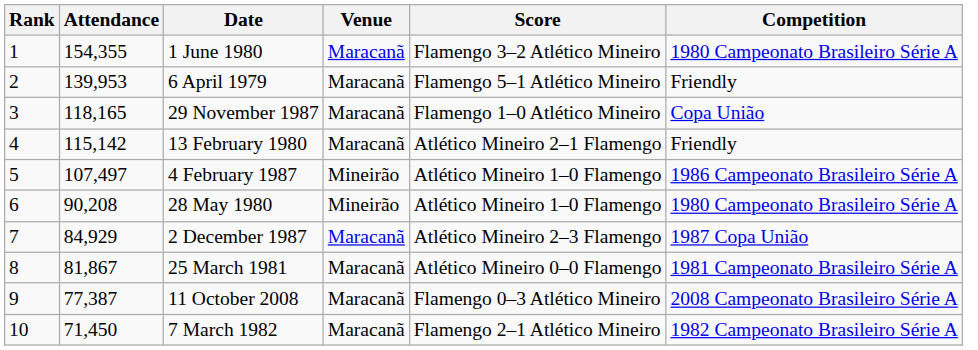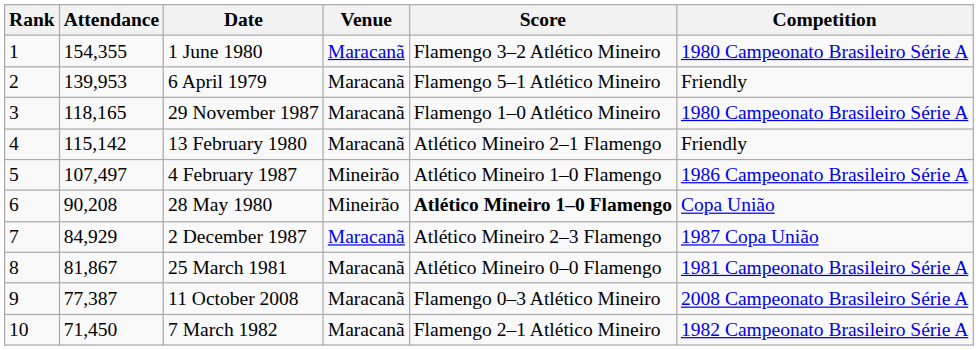(717, 112) Copa União -> (825, 112) 1980 Campeonato Brasileiro Série A
(538, 205) normal -> (543, 205) bold
(814, 205) 1980 Campeonato Brasileiro Série A -> (728, 205) Copa União
